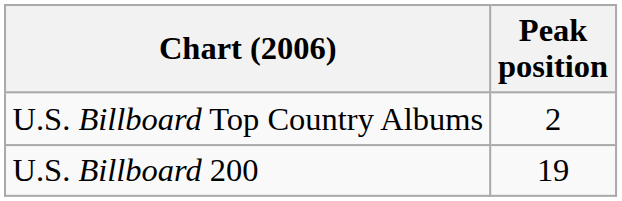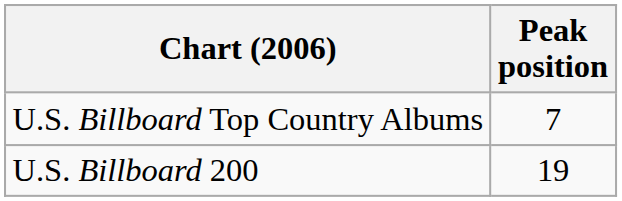(553, 118) 2 -> (553, 118) 7
